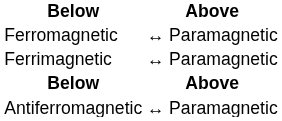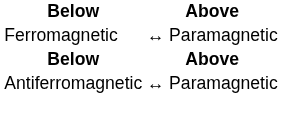- row: (58, 59)
